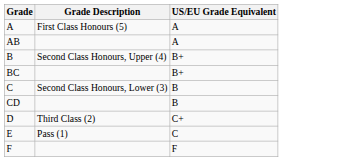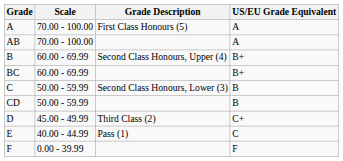+ column: (65, 12)
